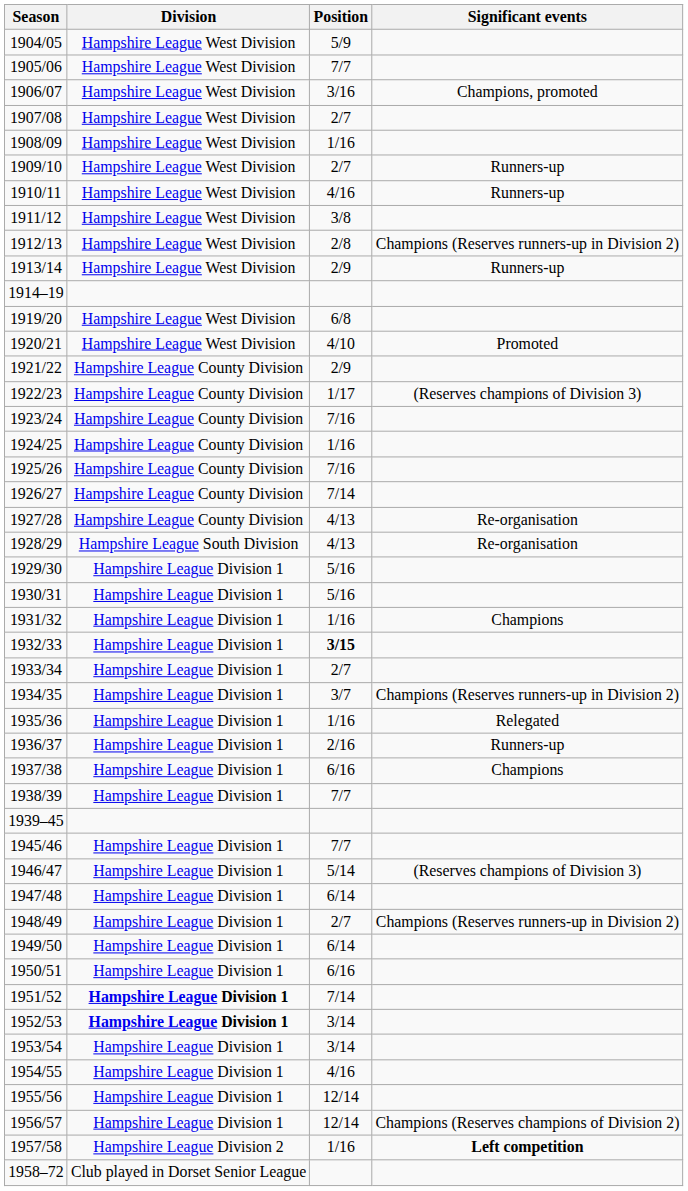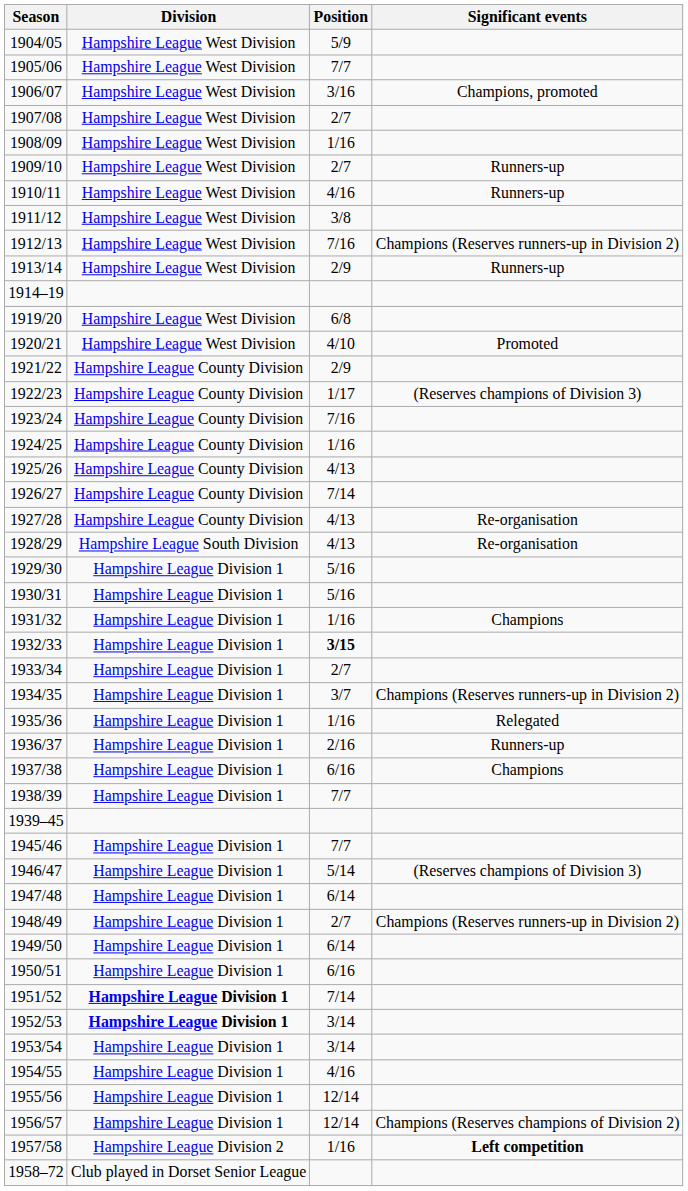(341, 243) 2/8 -> (341, 243) 7/16
(341, 469) 7/16 -> (341, 469) 4/13
